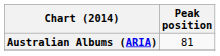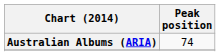(187, 42) 81 -> (187, 42) 74
